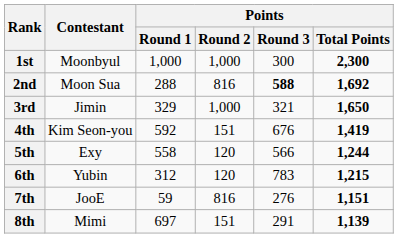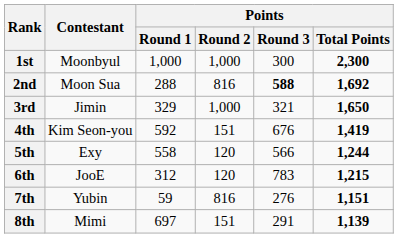(90, 175) Yubin -> (90, 175) JooE
(90, 198) JooE -> (90, 198) Yubin
